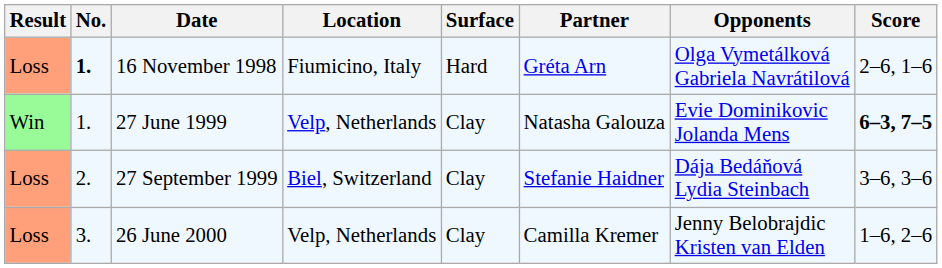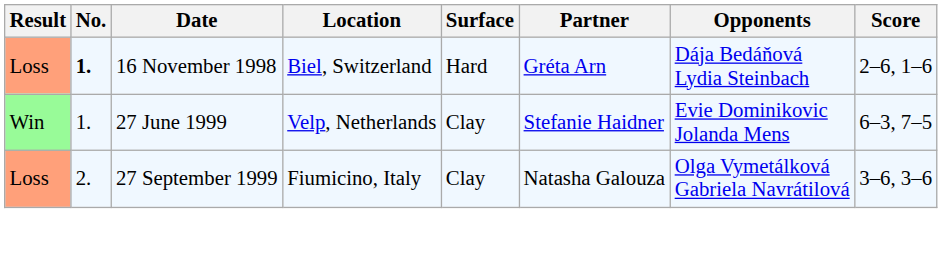(354, 65) Fiumicino, Italy -> (359, 65) Biel, Switzerland
(762, 65) Olga Vymetálková Gabriela Navrátilová -> (742, 65) Dája Bedáňová Lydia Steinbach
(594, 122) Natasha Galouza -> (594, 122) Stefanie Haidner
(896, 122) bold -> (896, 122) normal
(359, 178) Biel, Switzerland -> (354, 178) Fiumicino, Italy
(594, 178) Stefanie Haidner -> (594, 178) Natasha Galouza
(742, 178) Dája Bedáňová Lydia Steinbach -> (762, 178) Olga Vymetálková Gabriela Navrátilová
- row: (171, 234)
